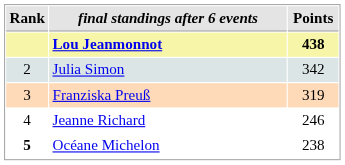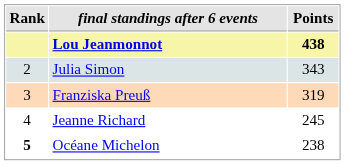(313, 69) 342 -> (313, 69) 343
(313, 120) 246 -> (313, 120) 245
